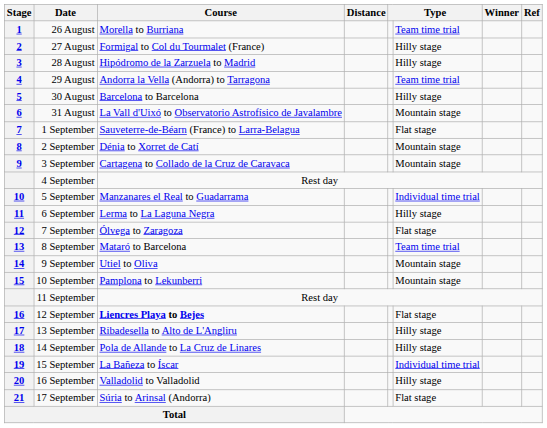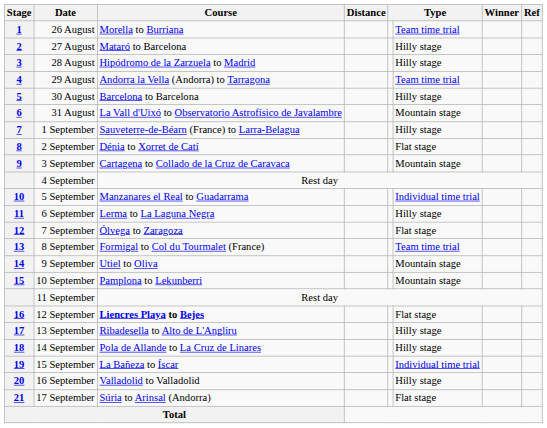(182, 46) Formigal to Col du Tourmalet (France) -> (143, 46) Mataró to Barcelona
(416, 130) Flat stage -> (418, 130) Hilly stage
(428, 146) Mountain stage -> (416, 146) Flat stage
(143, 247) Mataró to Barcelona -> (182, 247) Formigal to Col du Tourmalet (France)
